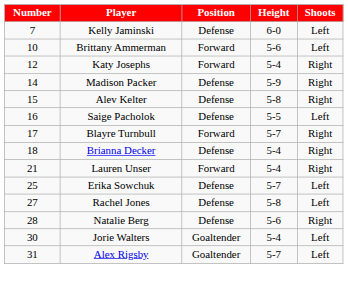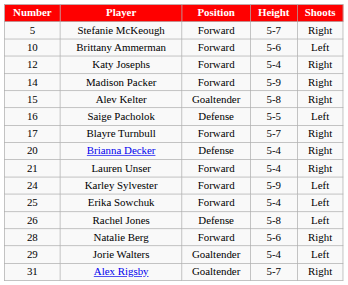+ row: (121, 30)
- row: (121, 30)
(216, 82) Defense -> (216, 82) Forward
(216, 99) Defense -> (216, 99) Goaltender
(32, 151) 18 -> (32, 151) 20
+ row: (121, 185)
(216, 185) Defense -> (216, 202) Forward
(274, 185) 5-7 -> (274, 202) 5-4
(32, 202) 27 -> (32, 220) 26
(216, 220) Defense -> (216, 237) Forward
(32, 237) 30 -> (32, 254) 29
(320, 254) Left -> (320, 271) Right
